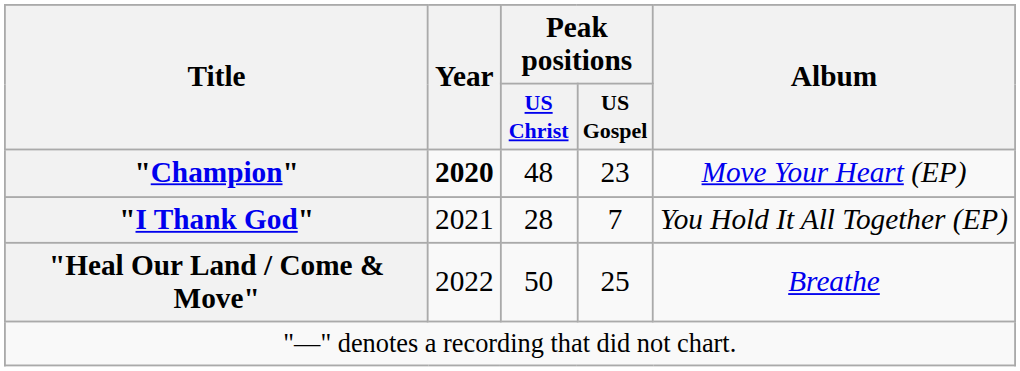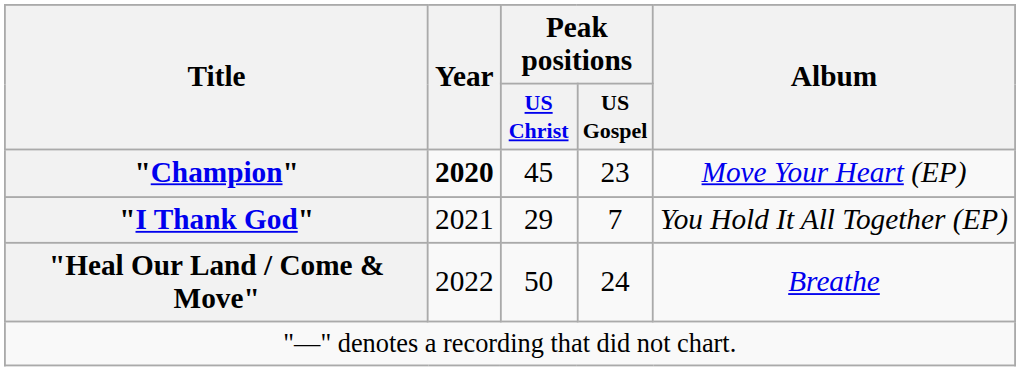(539, 172) 48 -> (539, 172) 45
(539, 219) 28 -> (539, 219) 29
(615, 281) 25 -> (615, 281) 24
